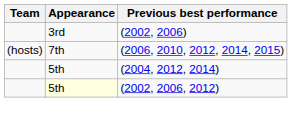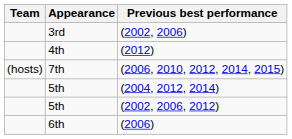+ row: (137, 50)
(56, 87) lightyellow background -> (56, 106) no background
+ row: (137, 124)
